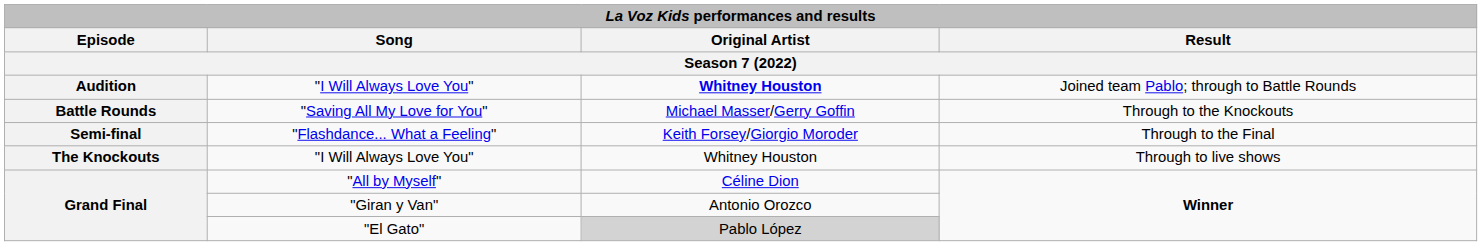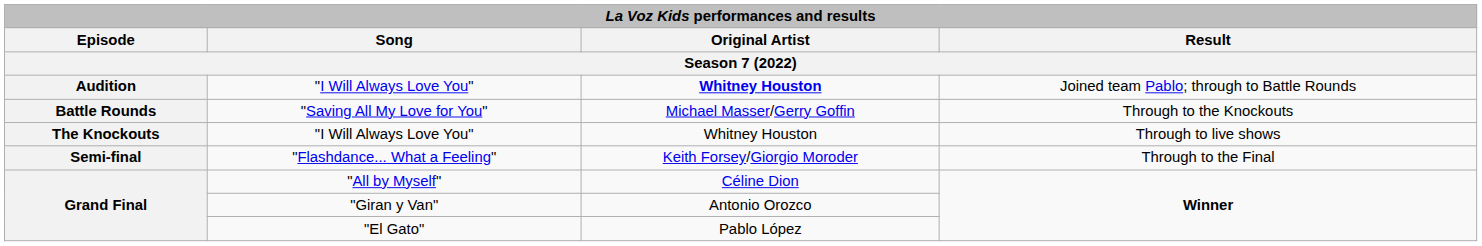rows swapped: (106, 157) <-> (106, 134)
(760, 228) lightgrey background -> (760, 228) no background
